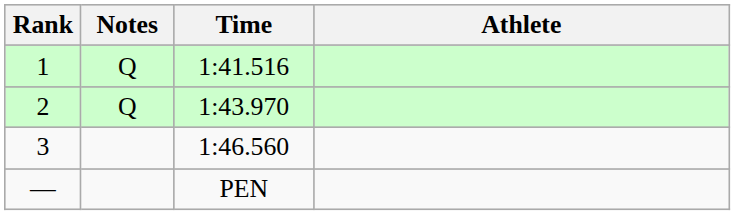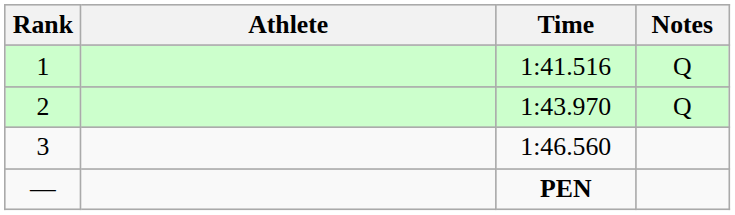columns swapped: (521, 24) <-> (127, 24)
(244, 188) normal -> (566, 188) bold
